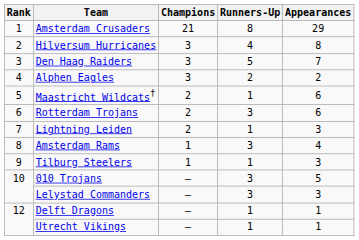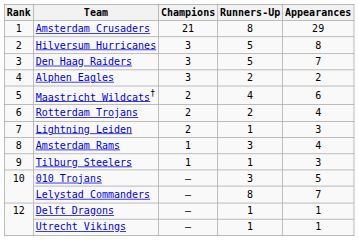(250, 45) 4 -> (250, 45) 5
(250, 95) 1 -> (250, 95) 4
(250, 113) 3 -> (250, 113) 2
(318, 113) 6 -> (318, 113) 4
(250, 195) 3 -> (250, 195) 8
(318, 195) 3 -> (318, 195) 7
